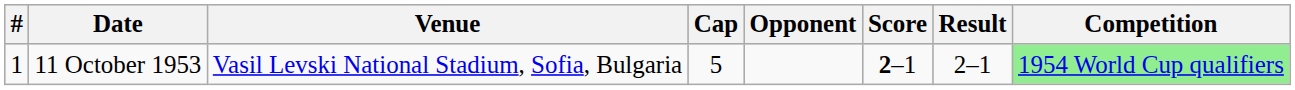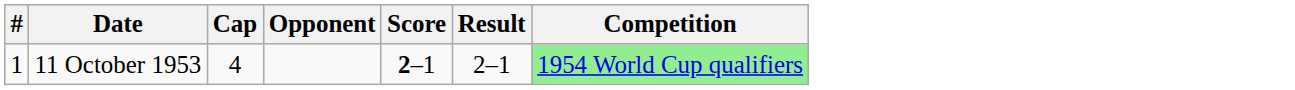- column: (448, 24)
(716, 63) 5 -> (235, 63) 4
